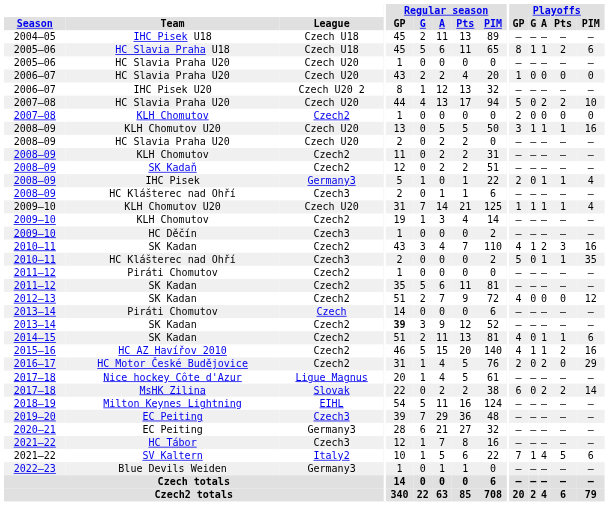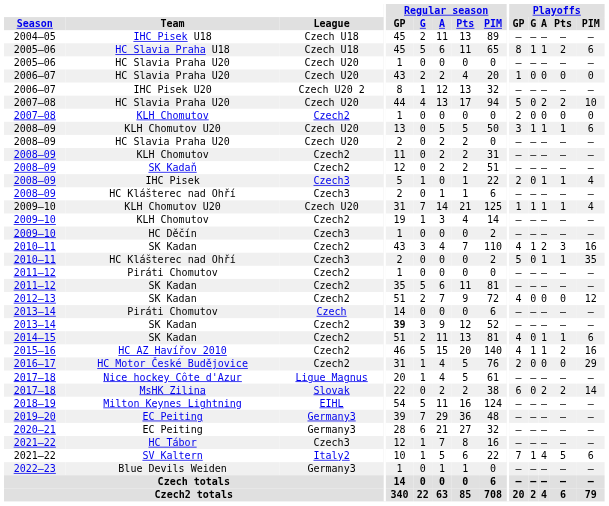(591, 128) 16 -> (591, 128) 6
(332, 181) Germany3 -> (332, 181) Czech3
(544, 364) 2 -> (544, 364) 0
(332, 416) Czech3 -> (332, 416) Germany3
